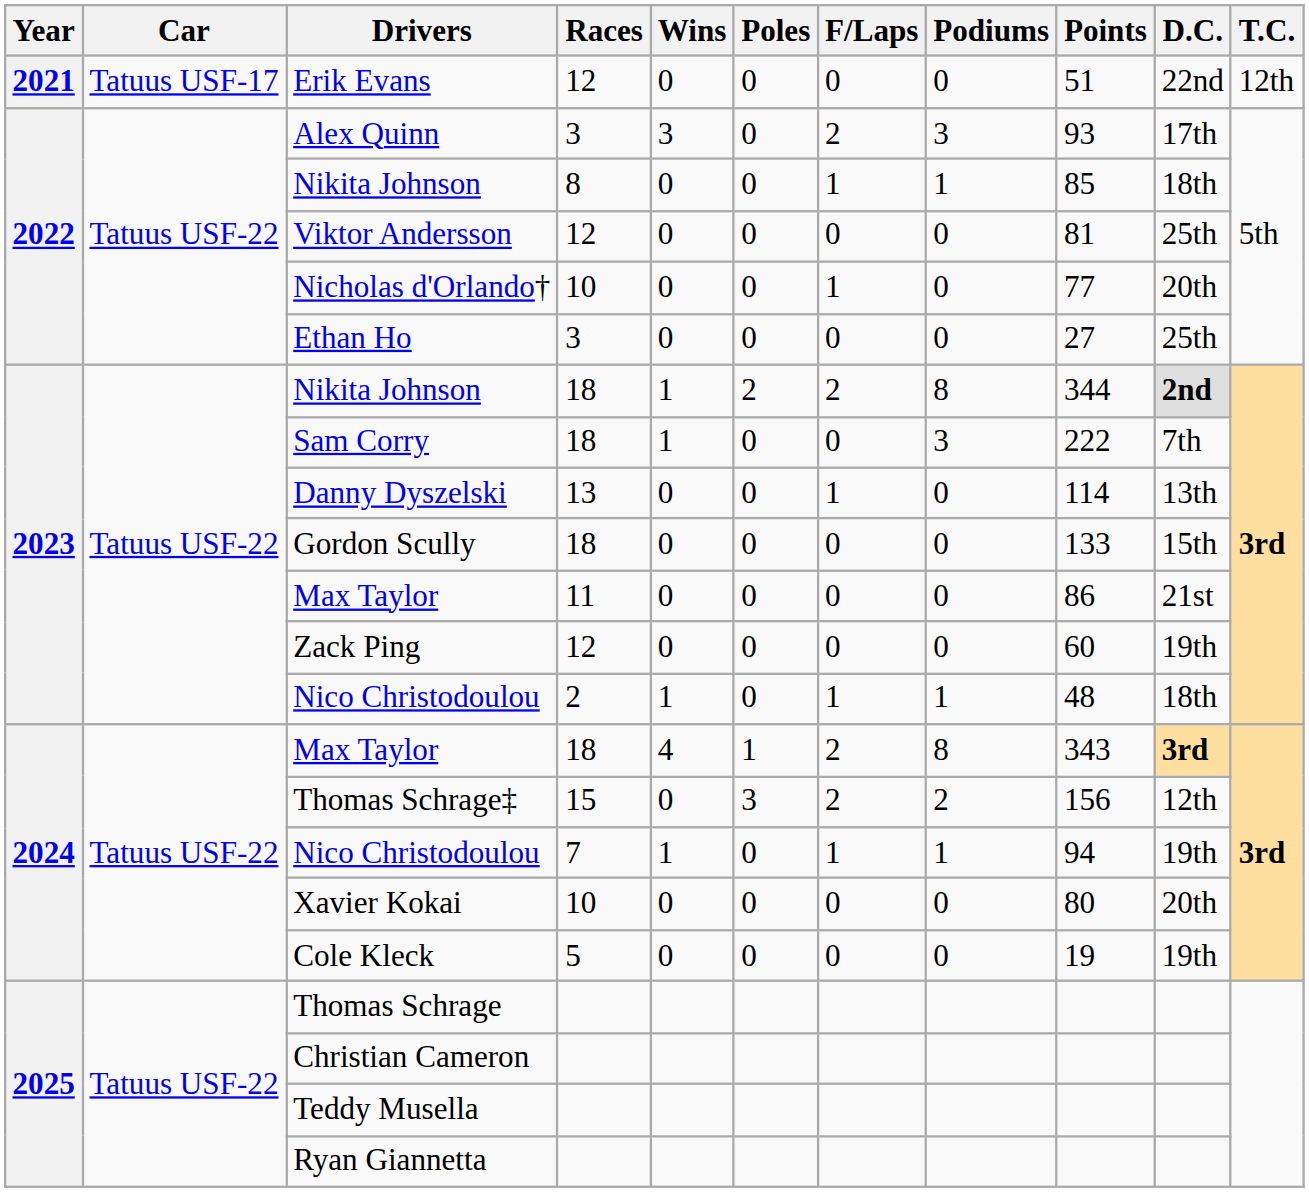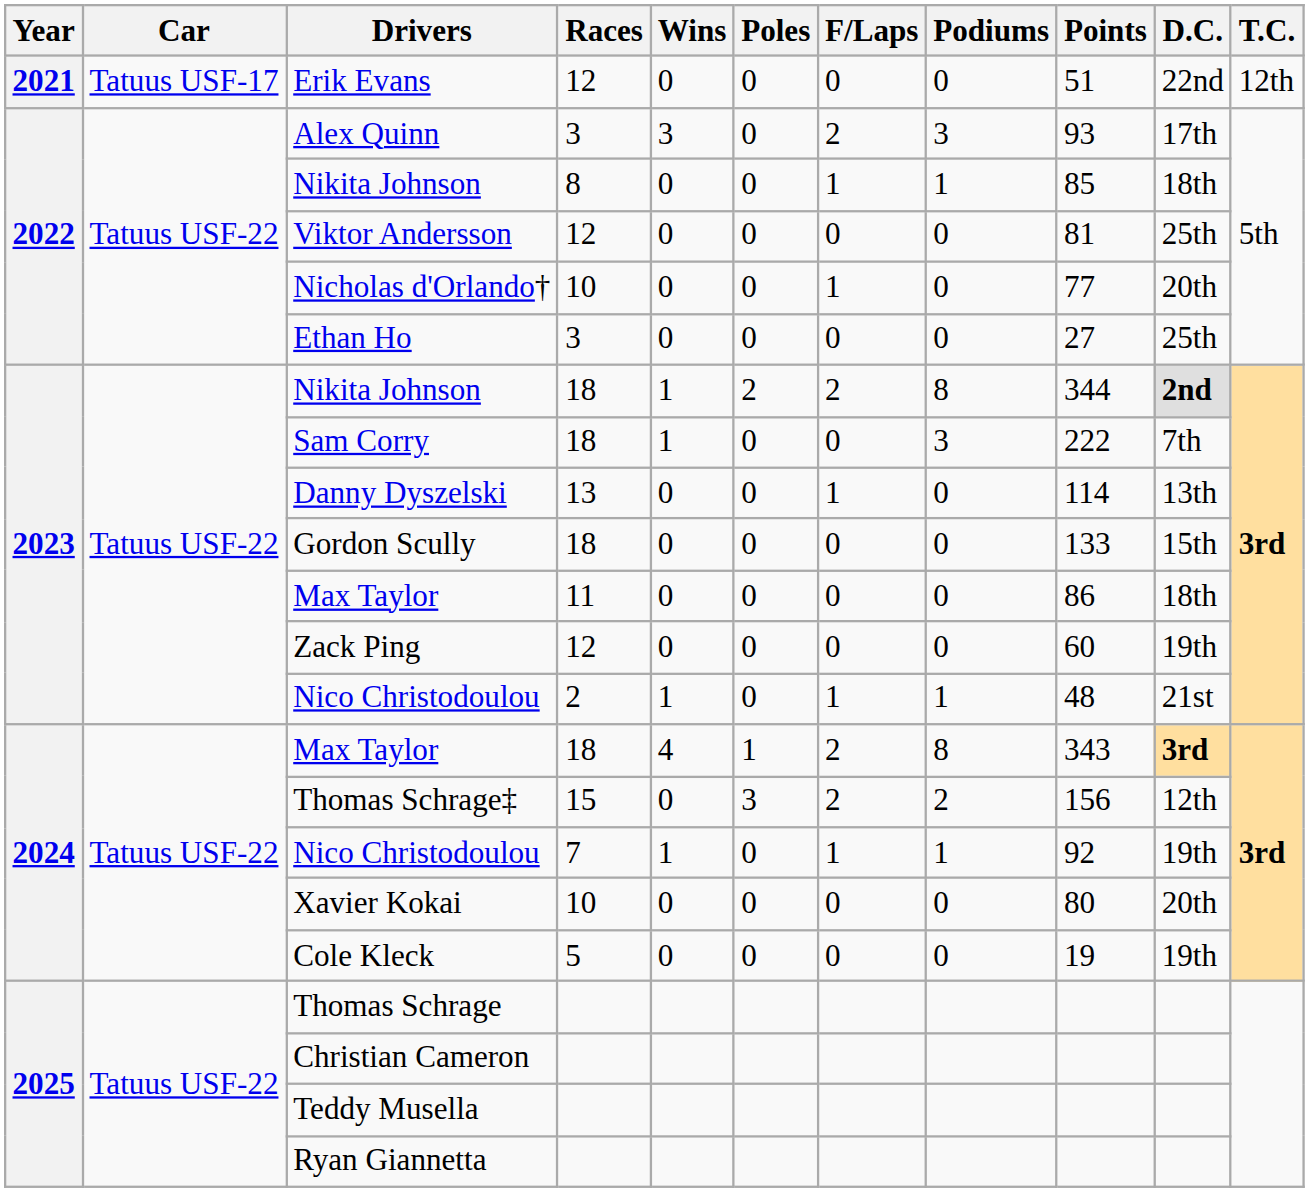(1188, 594) 21st -> (1189, 594) 18th
(1189, 697) 18th -> (1188, 697) 21st
(1079, 851) 94 -> (1079, 851) 92
